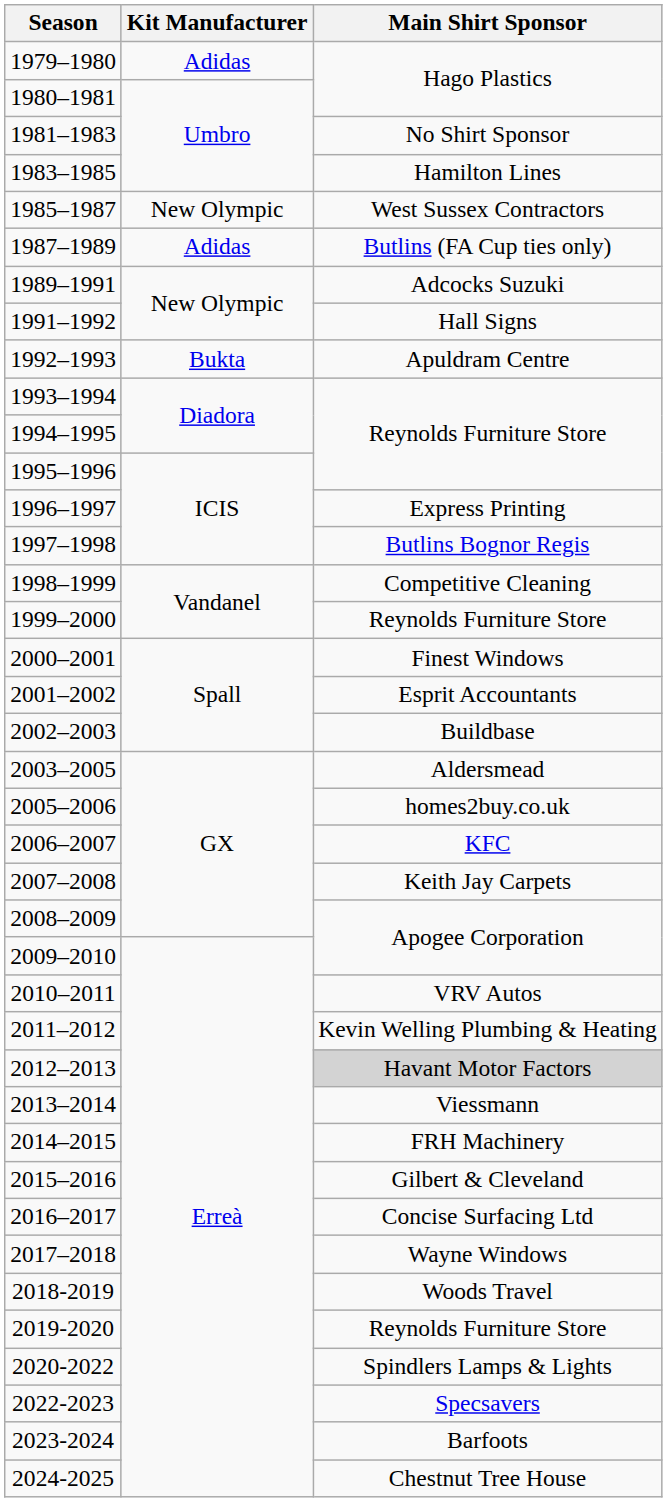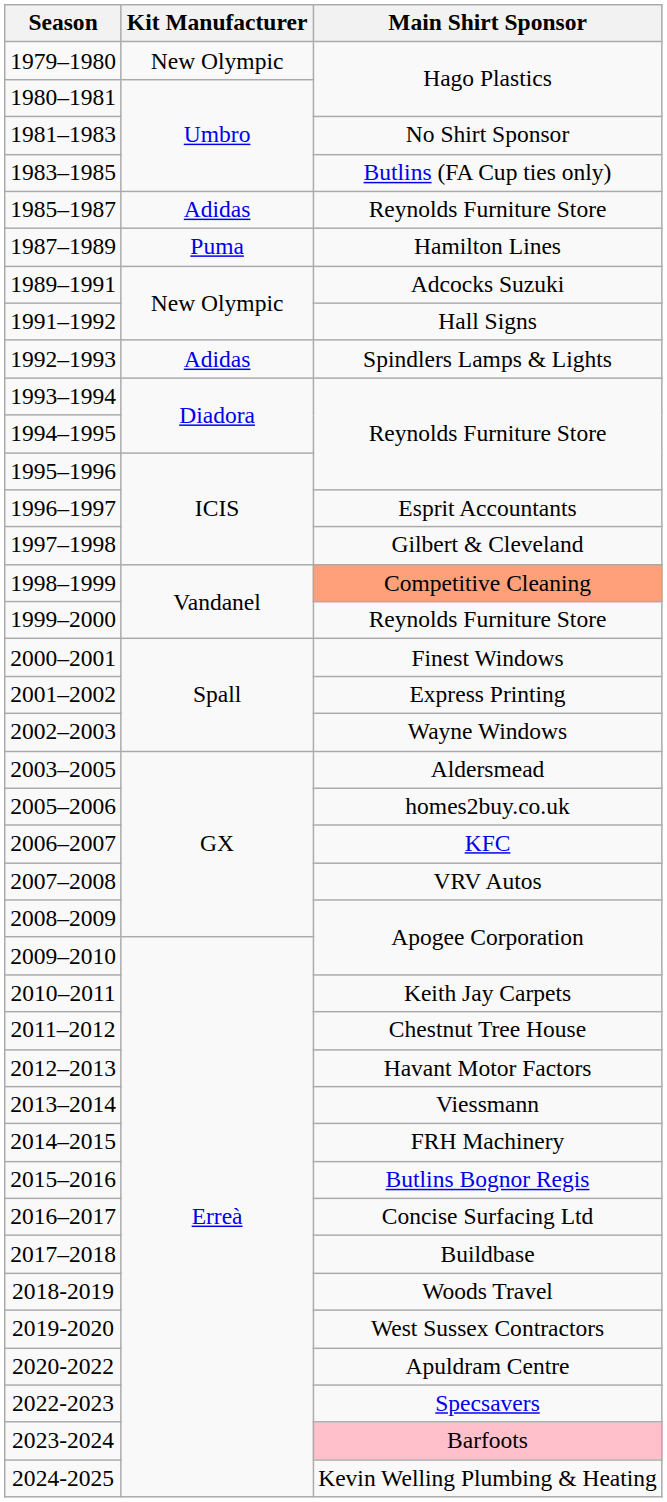(217, 60) Adidas -> (217, 60) New Olympic
(488, 172) Hamilton Lines -> (488, 172) Butlins (FA Cup ties only)
(217, 209) New Olympic -> (217, 209) Adidas
(488, 209) West Sussex Contractors -> (488, 209) Reynolds Furniture Store
(217, 246) Adidas -> (217, 246) Puma
(488, 246) Butlins (FA Cup ties only) -> (488, 246) Hamilton Lines
(217, 358) Bukta -> (217, 358) Adidas
(488, 358) Apuldram Centre -> (488, 358) Spindlers Lamps & Lights
(488, 508) Express Printing -> (488, 508) Esprit Accountants
(488, 545) Butlins Bognor Regis -> (488, 545) Gilbert & Cleveland
(488, 582) no background -> (488, 582) lightsalmon background
(488, 694) Esprit Accountants -> (488, 694) Express Printing
(488, 731) Buildbase -> (488, 731) Wayne Windows
(488, 881) Keith Jay Carpets -> (488, 881) VRV Autos
(488, 992) VRV Autos -> (488, 992) Keith Jay Carpets
(488, 1030) Kevin Welling Plumbing & Heating -> (488, 1030) Chestnut Tree House
(488, 1067) lightgrey background -> (488, 1067) no background
(488, 1179) Gilbert & Cleveland -> (488, 1179) Butlins Bognor Regis
(488, 1254) Wayne Windows -> (488, 1254) Buildbase
(488, 1328) Reynolds Furniture Store -> (488, 1328) West Sussex Contractors
(488, 1365) Spindlers Lamps & Lights -> (488, 1365) Apuldram Centre
(488, 1440) no background -> (488, 1440) pink background
(488, 1477) Chestnut Tree House -> (488, 1477) Kevin Welling Plumbing & Heating
